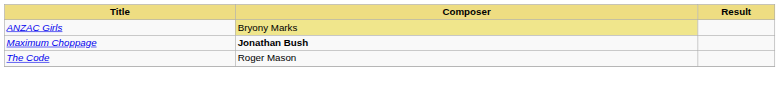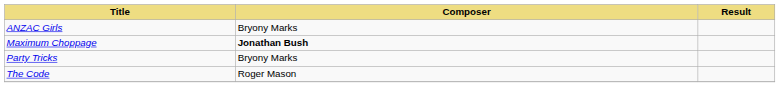(268, 27) khaki background -> (268, 27) no background
+ row: (32, 58)
